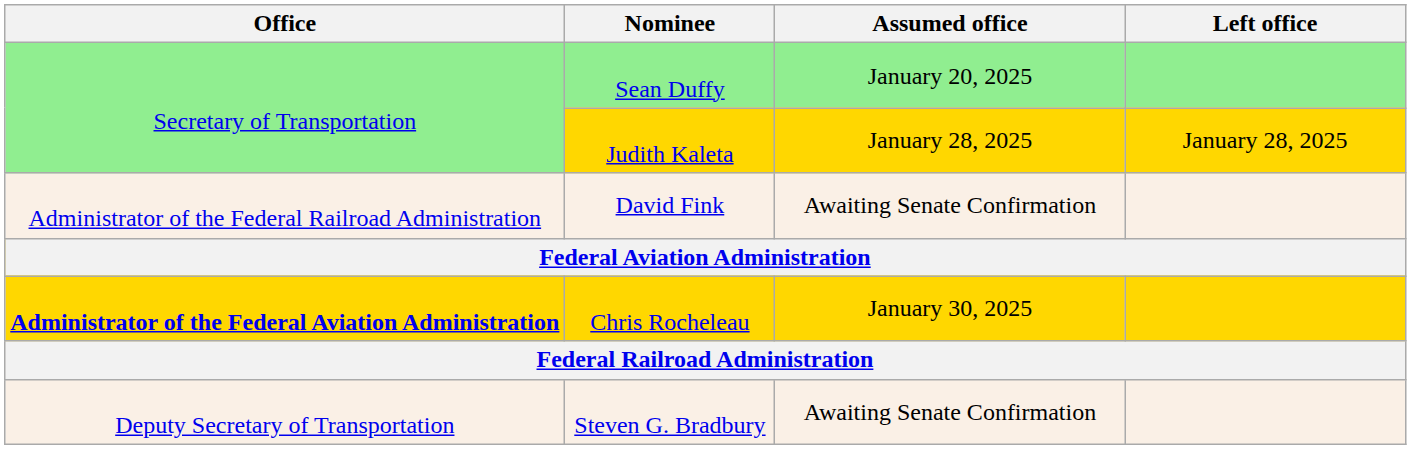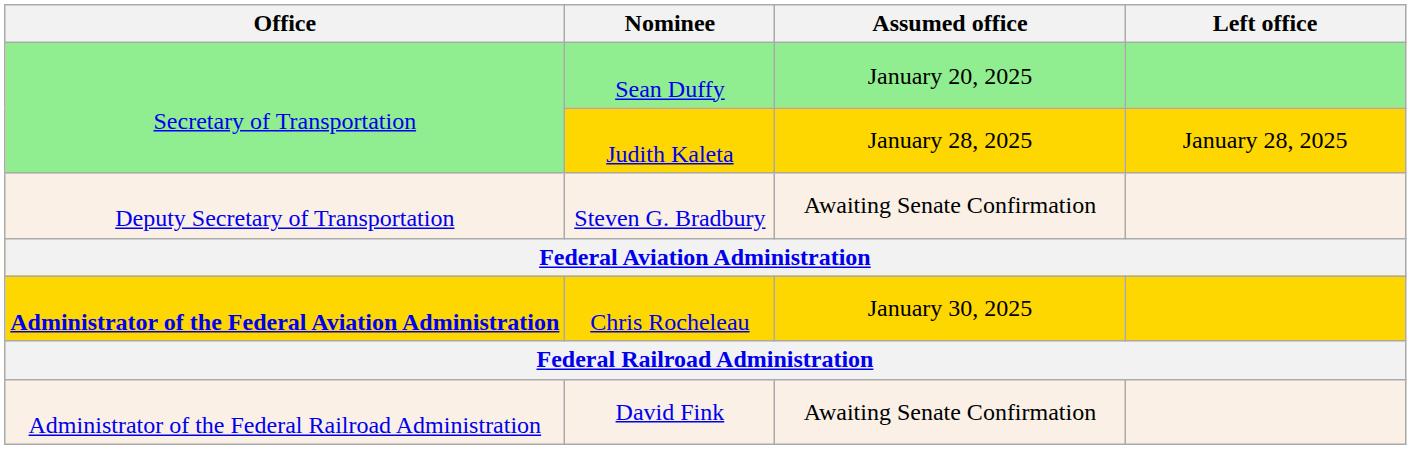rows swapped: (670, 424) <-> (670, 205)
